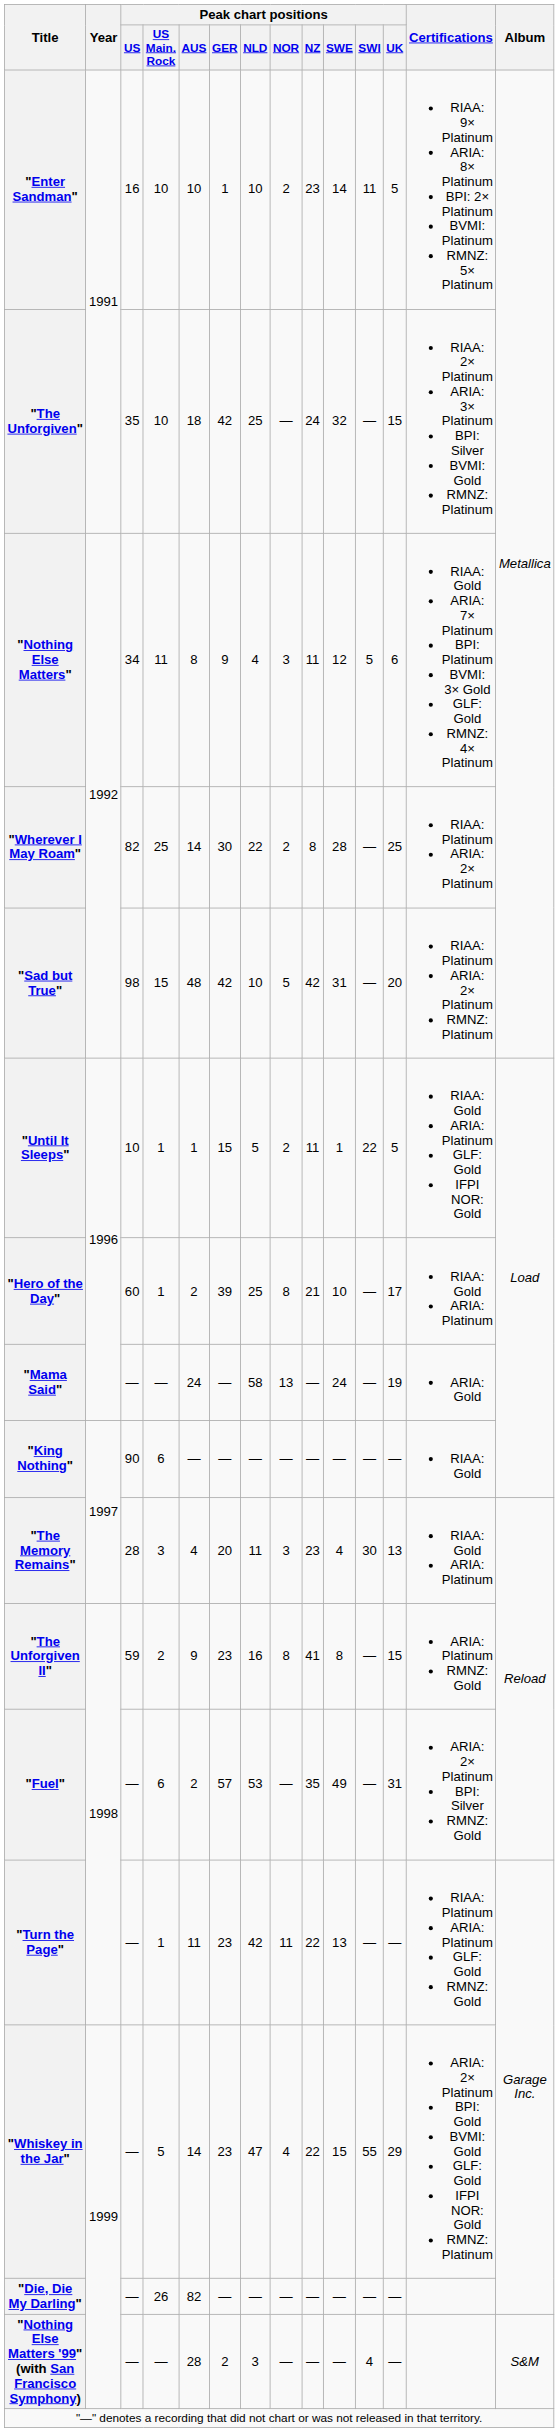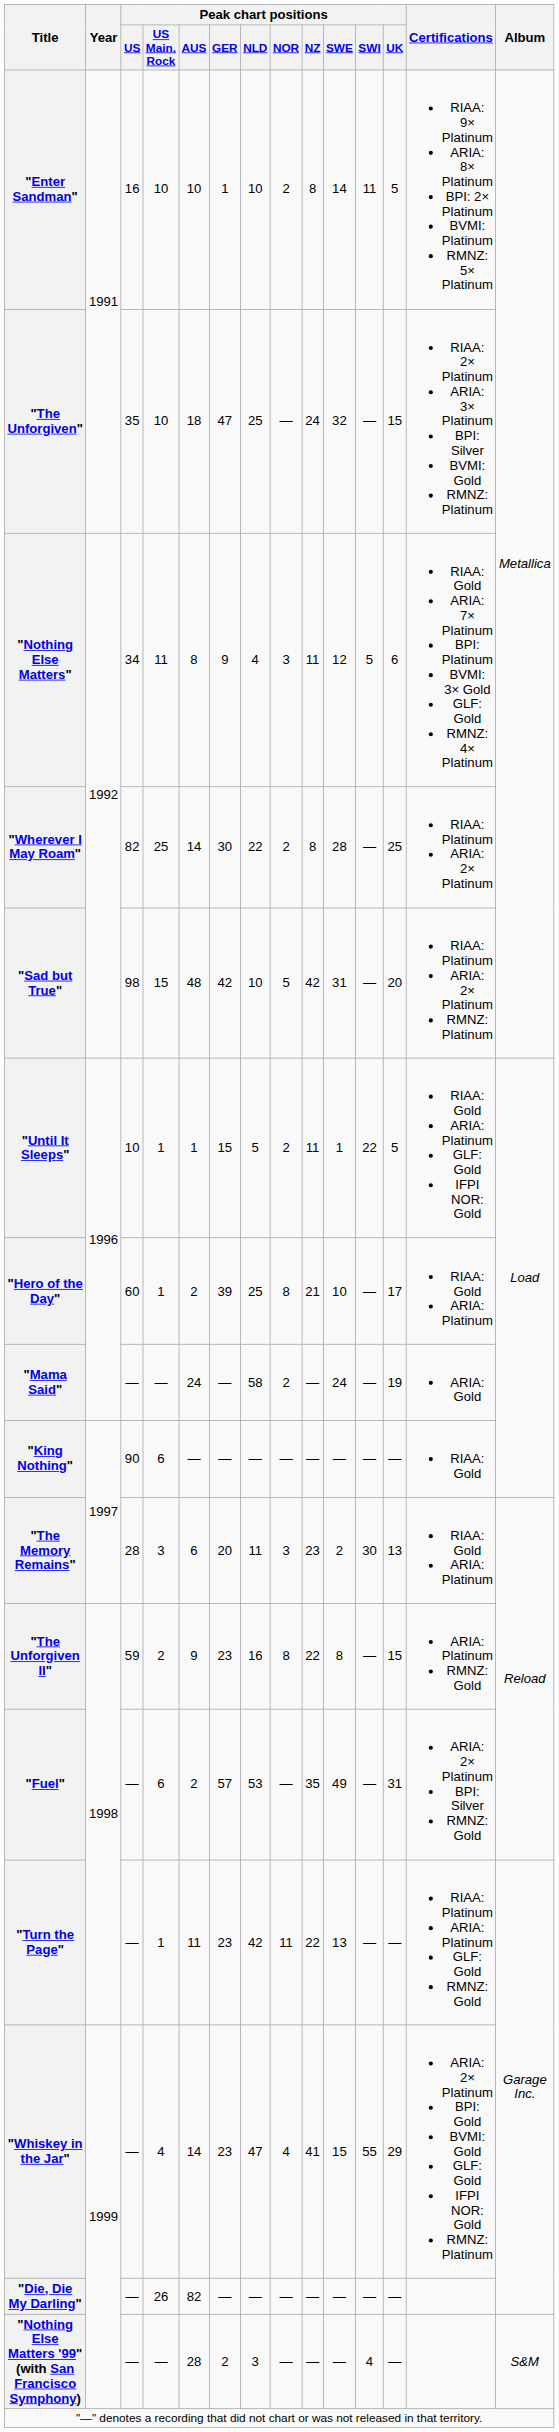(313, 189) 23 -> (313, 189) 8
(225, 421) 42 -> (225, 421) 47
(286, 1382) 13 -> (286, 1382) 2
(194, 1550) 4 -> (194, 1550) 6
(339, 1550) 4 -> (339, 1550) 2
(313, 1656) 41 -> (313, 1656) 22
(161, 2151) 5 -> (161, 2151) 4
(313, 2151) 22 -> (313, 2151) 41
